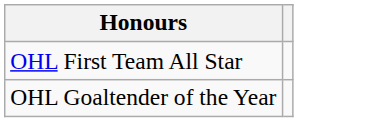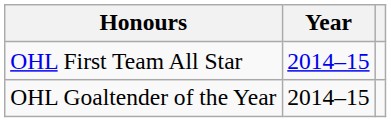+ column: (328, 23)
